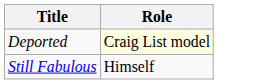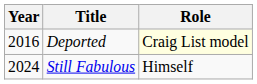+ column: (24, 16)
